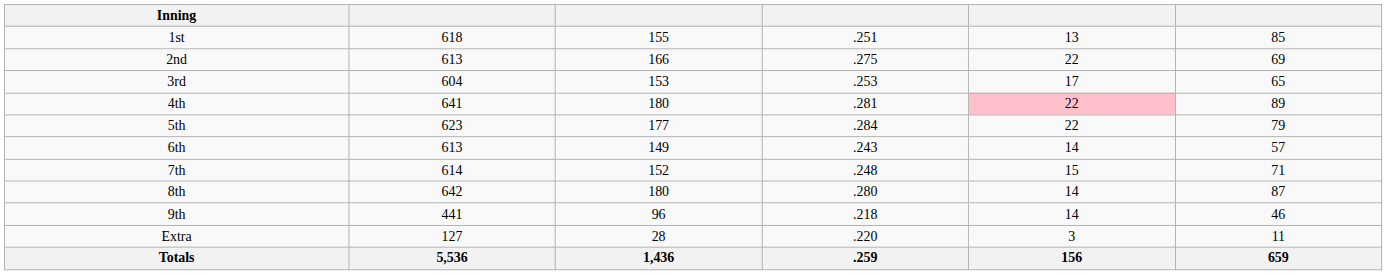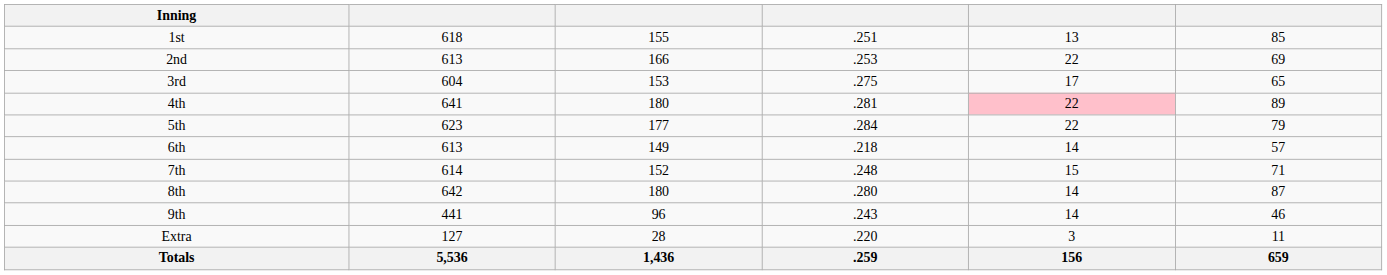(865, 59) .275 -> (865, 59) .253
(865, 81) .253 -> (865, 81) .275
(865, 147) .243 -> (865, 147) .218
(865, 214) .218 -> (865, 214) .243
